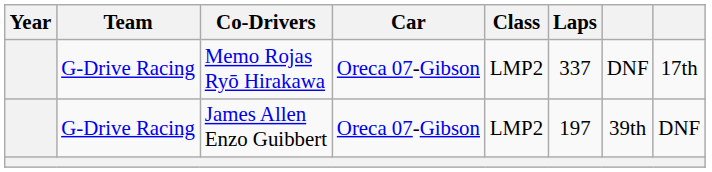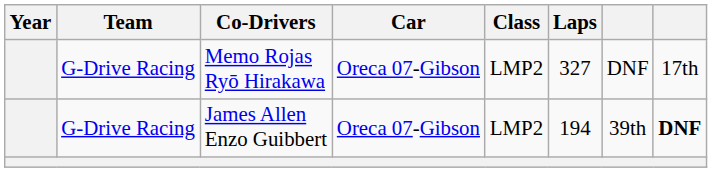(575, 68) 337 -> (575, 68) 327
(575, 127) 197 -> (575, 127) 194
(679, 127) normal -> (680, 127) bold
